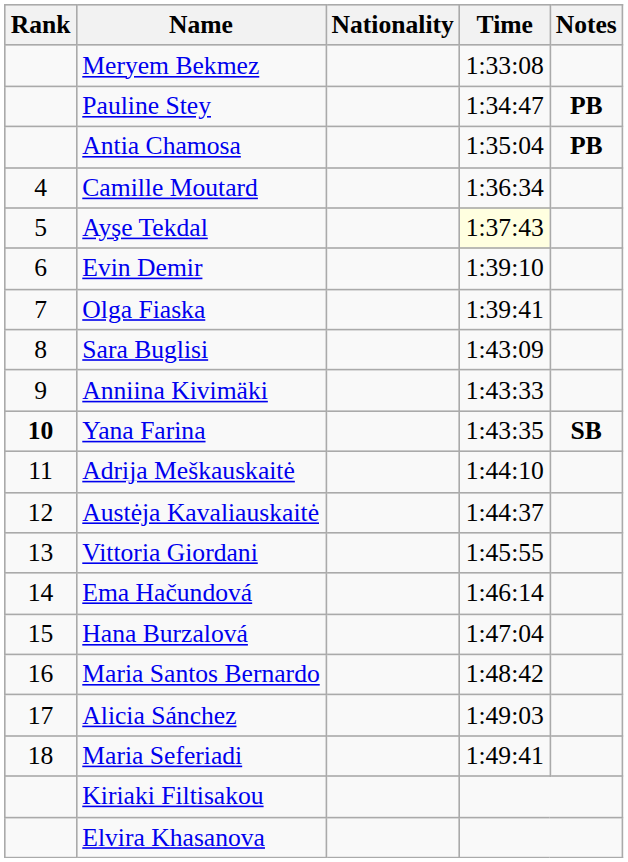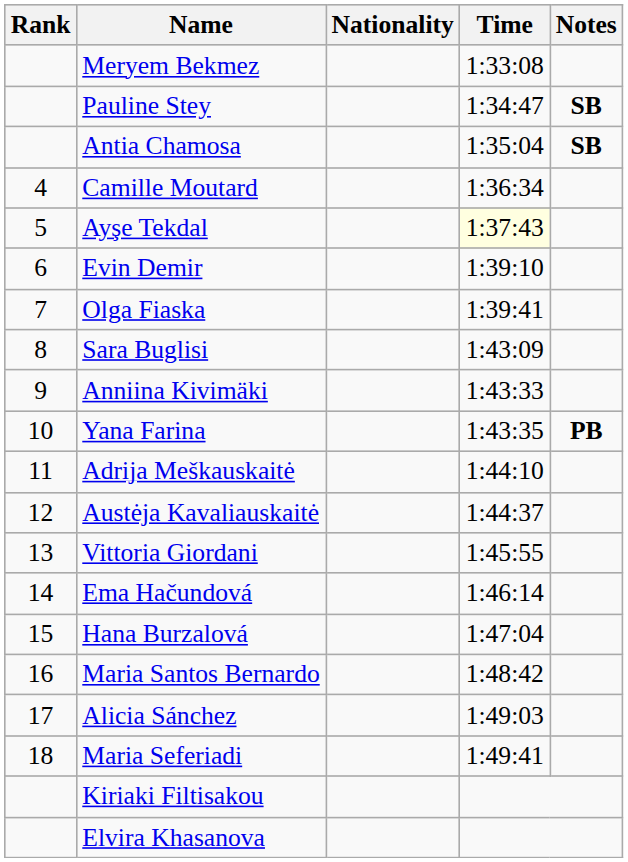(586, 106) PB -> (586, 106) SB
(586, 146) PB -> (586, 146) SB
(41, 430) bold -> (41, 430) normal
(586, 430) SB -> (586, 430) PB
